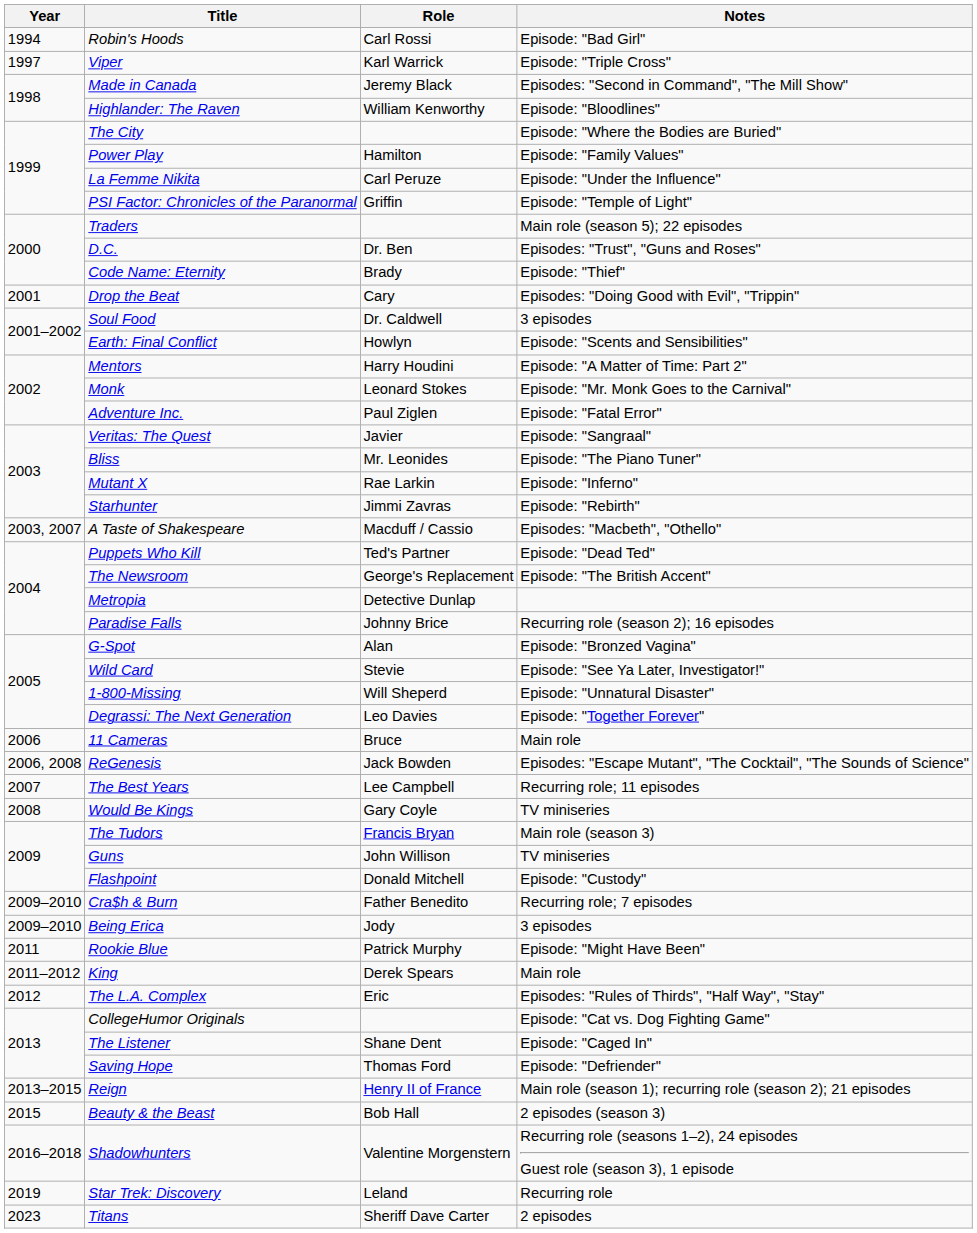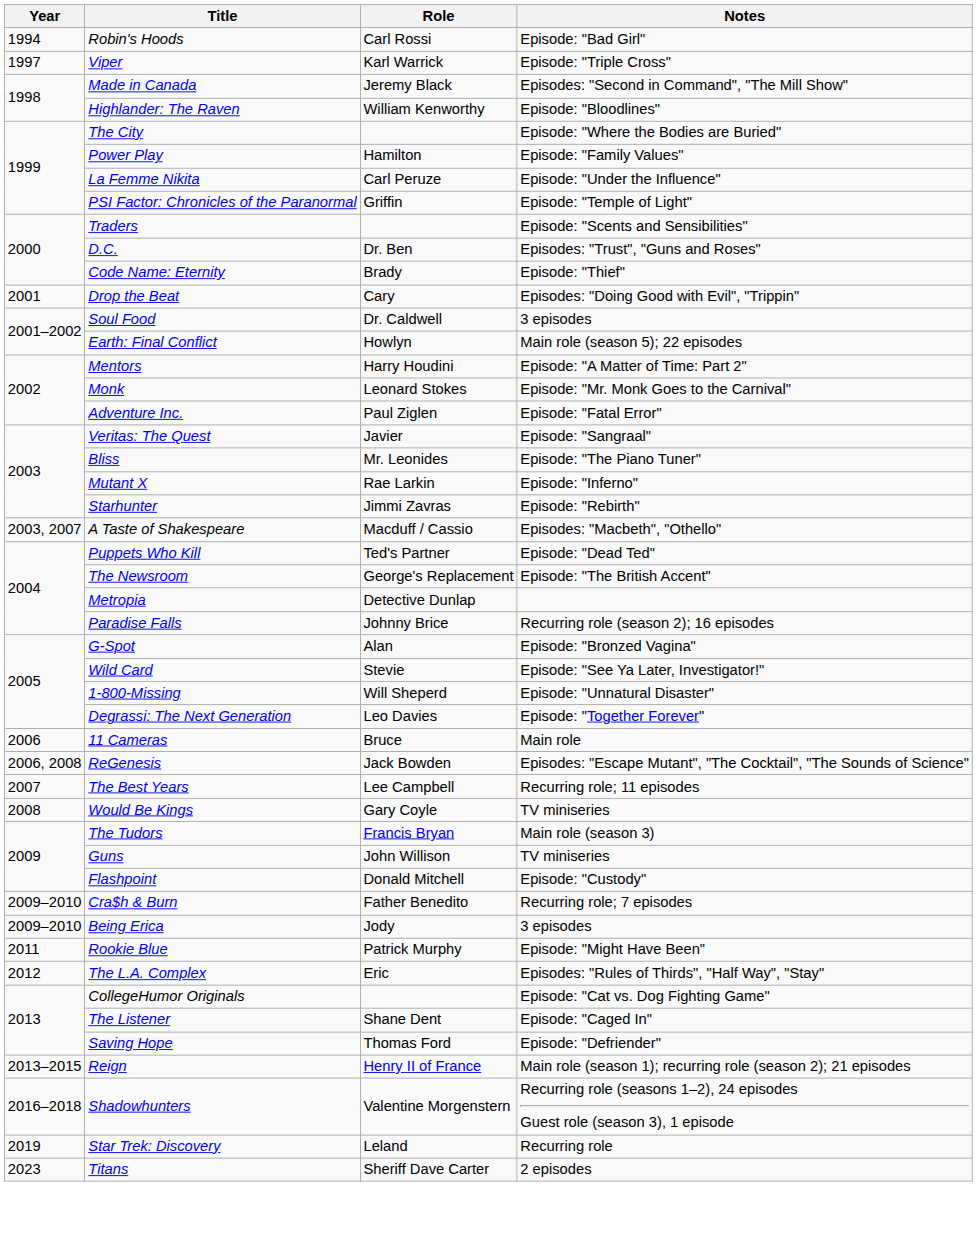(631, 226) Main role (season 5); 22 episodes -> (634, 226) Episode: "Scents and Sensibilities"
(634, 343) Episode: "Scents and Sensibilities" -> (631, 343) Main role (season 5); 22 episodes
- row: (103, 973)
- row: (151, 1113)
